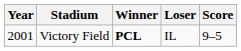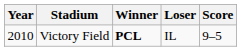(21, 35) 2001 -> (21, 35) 2010
